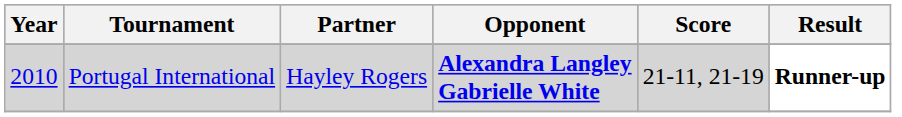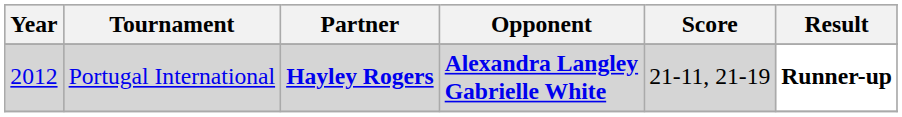(34, 77) 2010 -> (34, 77) 2012
(357, 77) normal -> (360, 77) bold
